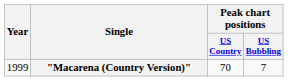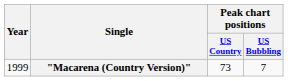(225, 67) 70 -> (225, 67) 73
